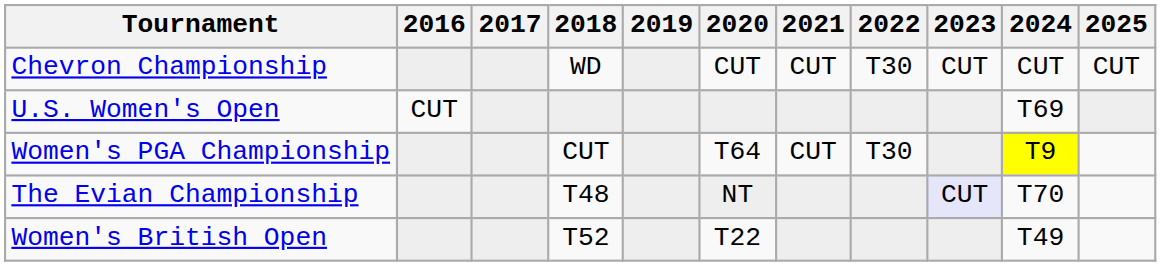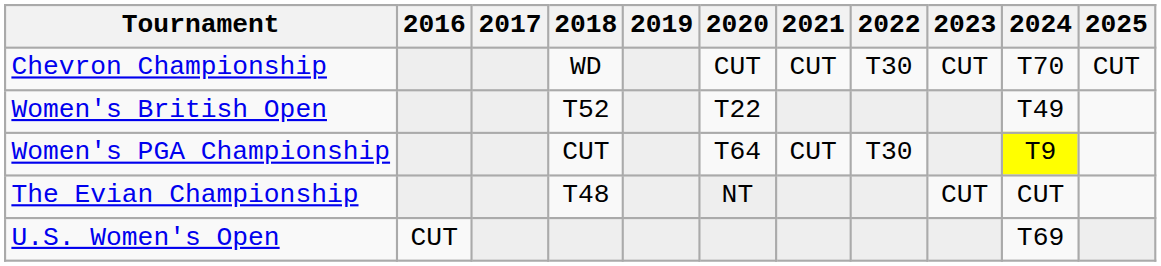(1041, 69) CUT -> (1041, 69) T70
rows swapped: (146, 112) <-> (169, 239)
(965, 197) lavender background -> (965, 197) no background
(1041, 197) T70 -> (1041, 197) CUT
